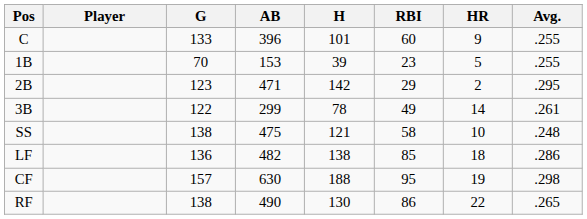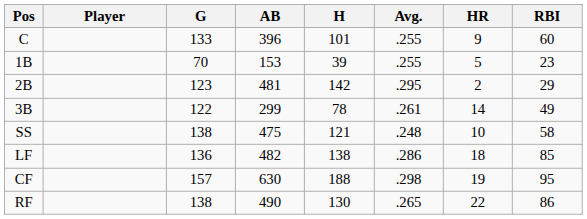columns swapped: (547, 16) <-> (409, 16)
(270, 86) 471 -> (270, 86) 481
